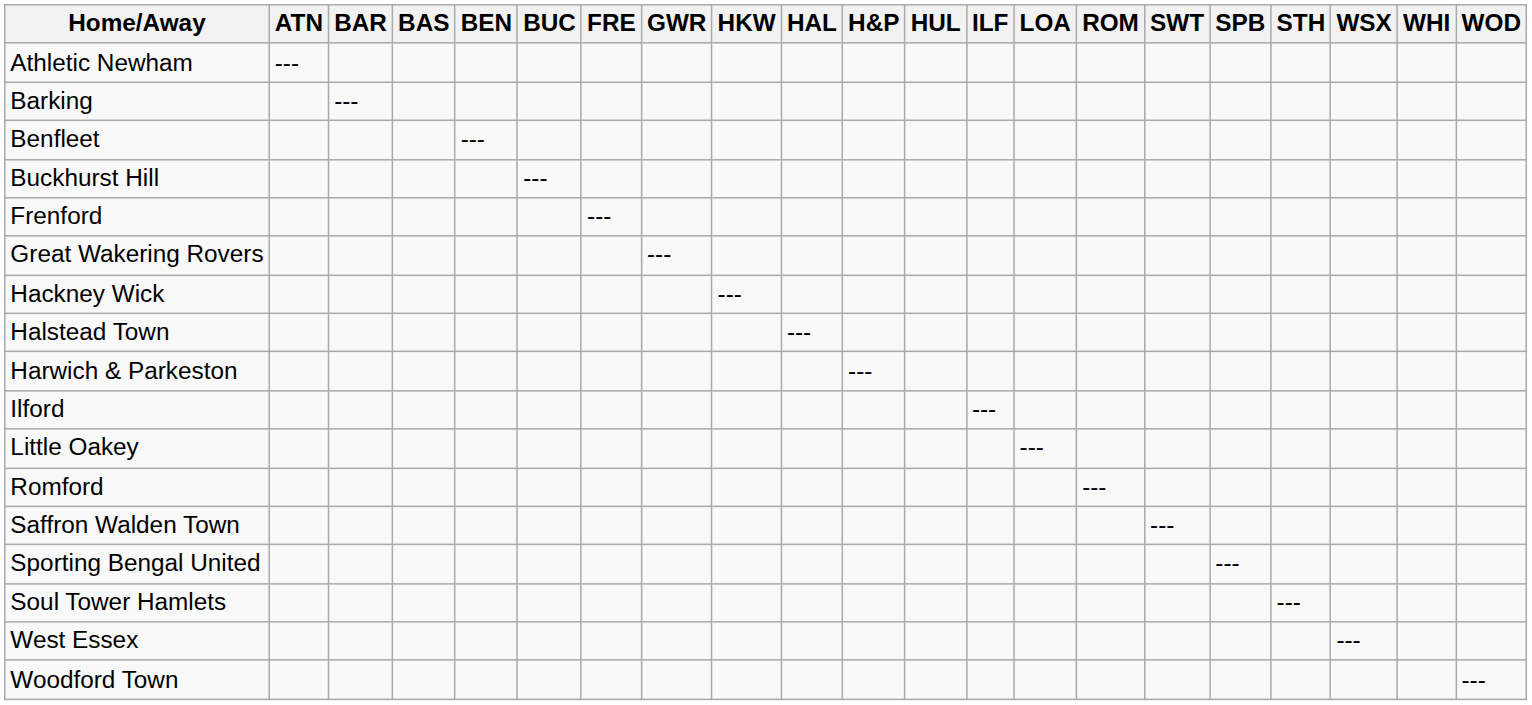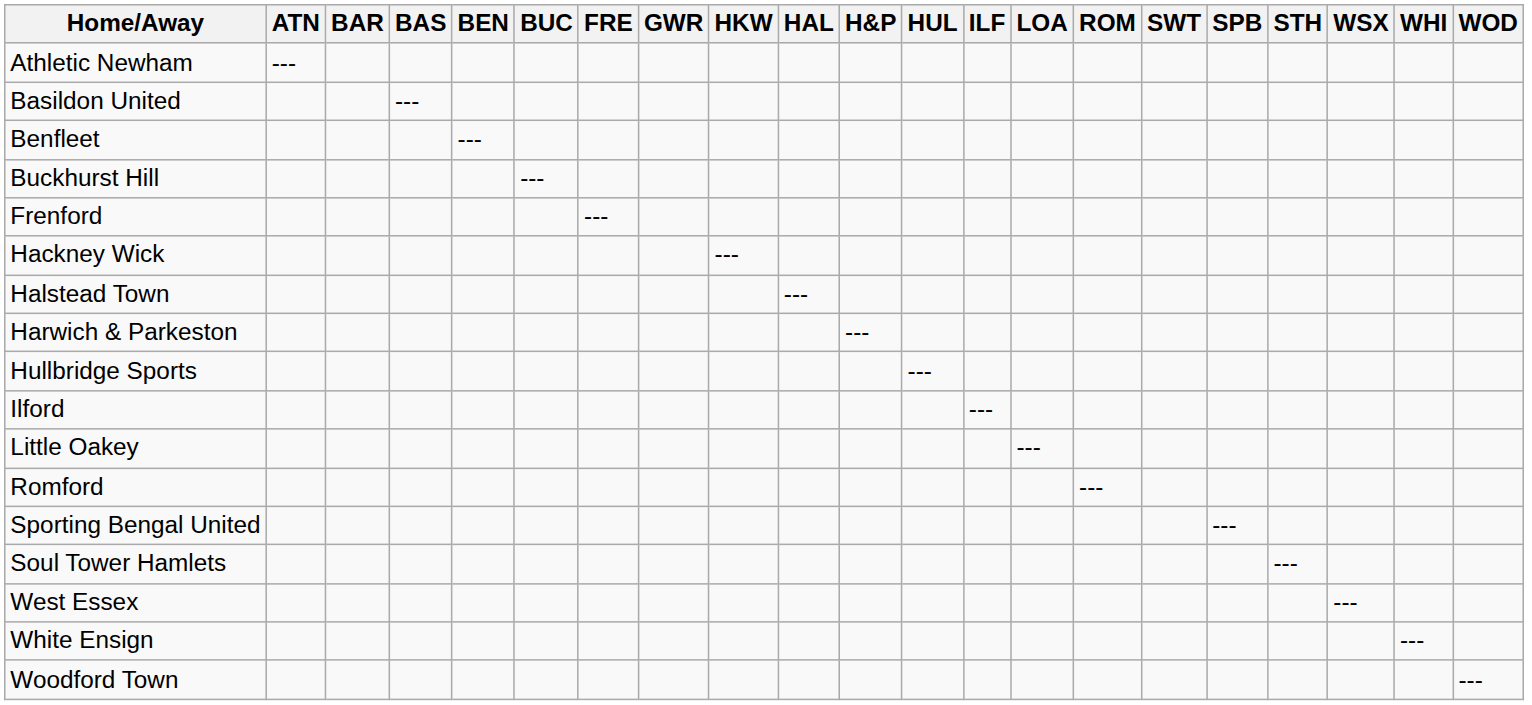- row: (52, 100)
+ row: (96, 100)
- row: (137, 255)
+ row: (104, 370)
- row: (125, 525)
+ row: (82, 640)
